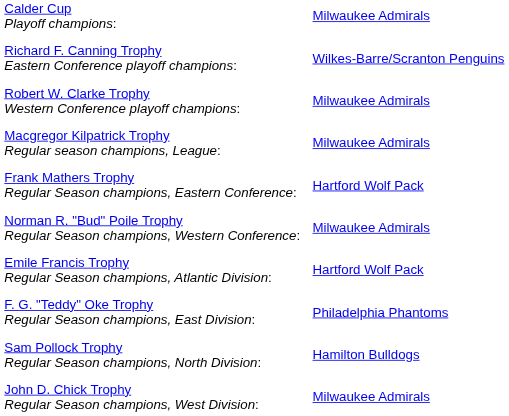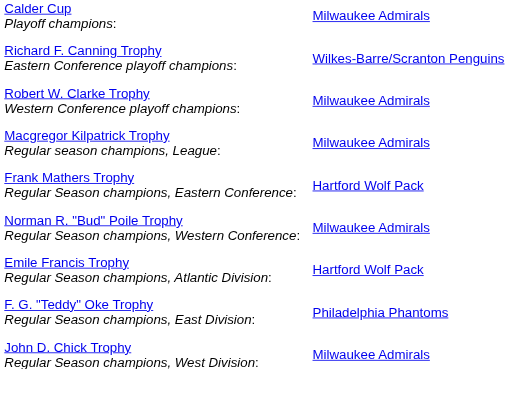- row: (133, 354)
